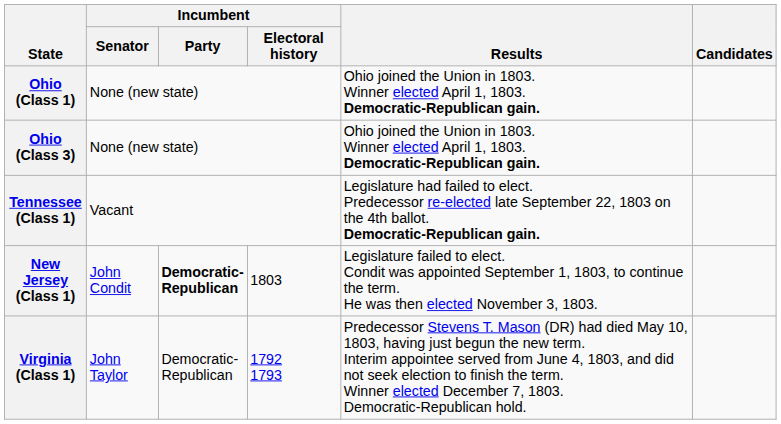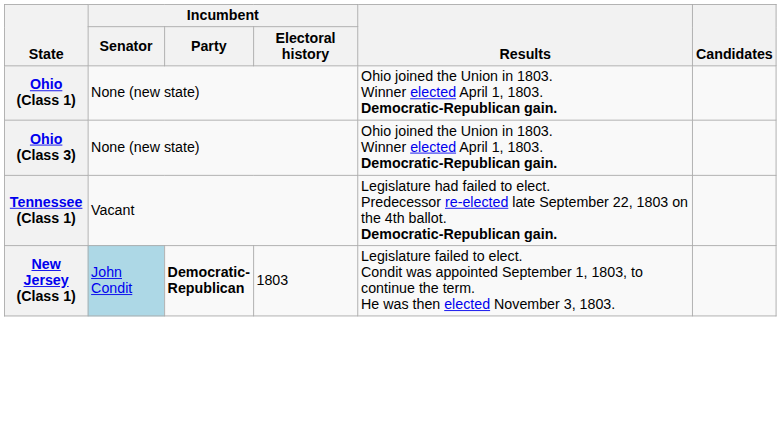(110, 280) no background -> (112, 280) lightblue background
- row: (46, 367)
